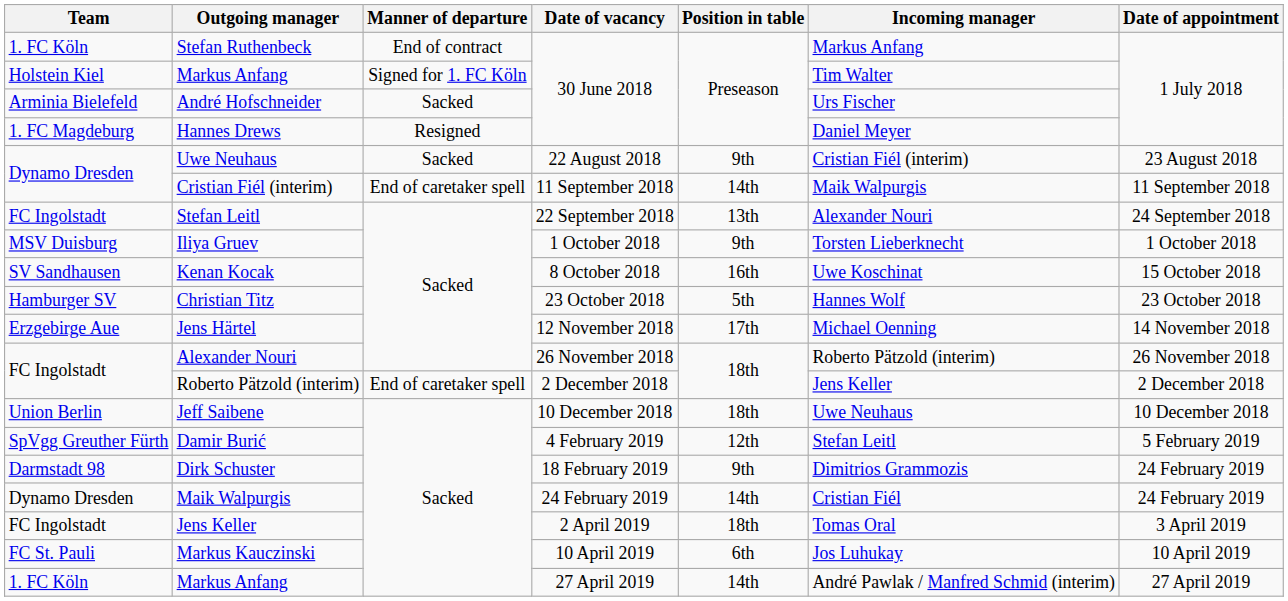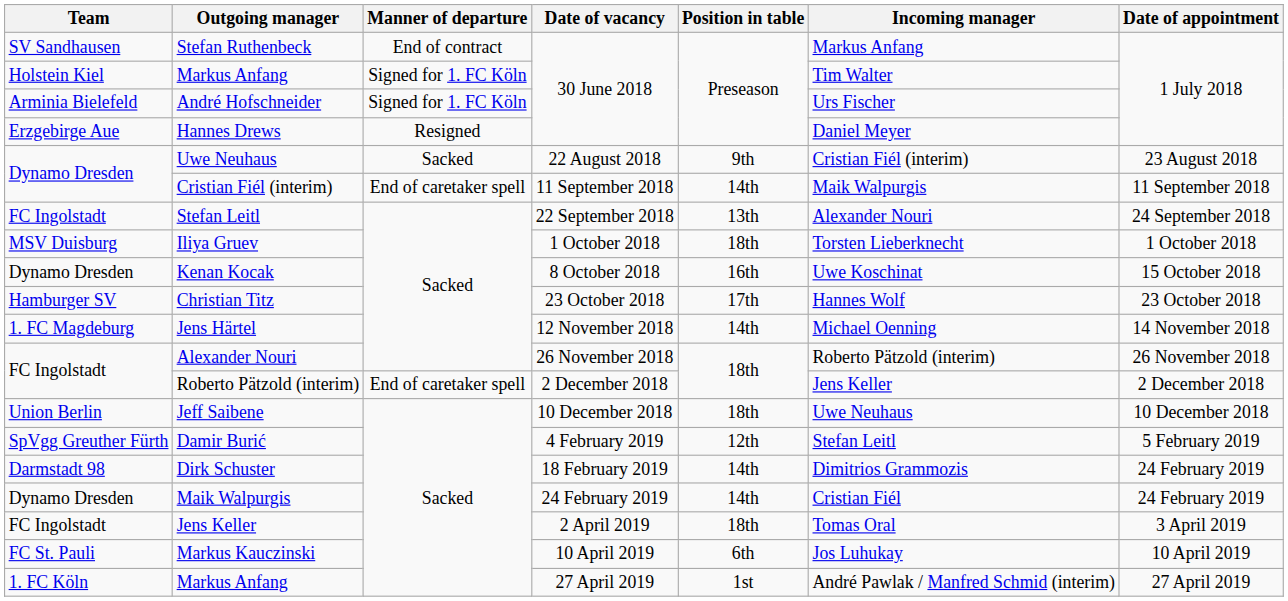(48, 46) 1. FC Köln -> (64, 46) SV Sandhausen
(447, 103) Sacked -> (447, 103) Signed for 1. FC Köln
(71, 131) 1. FC Magdeburg -> (64, 131) Erzgebirge Aue
(743, 243) 9th -> (743, 243) 18th
(64, 272) SV Sandhausen -> (71, 272) Dynamo Dresden
(743, 300) 5th -> (743, 300) 17th
(64, 328) Erzgebirge Aue -> (71, 328) 1. FC Magdeburg
(743, 328) 17th -> (743, 328) 14th
(743, 469) 9th -> (743, 469) 14th
(743, 581) 14th -> (743, 581) 1st
